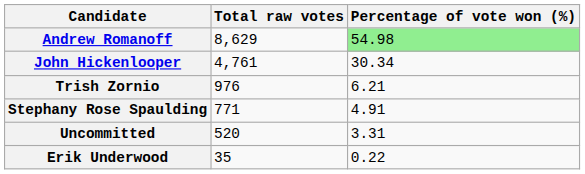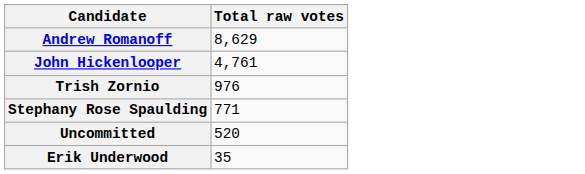- column: (463, 16)
